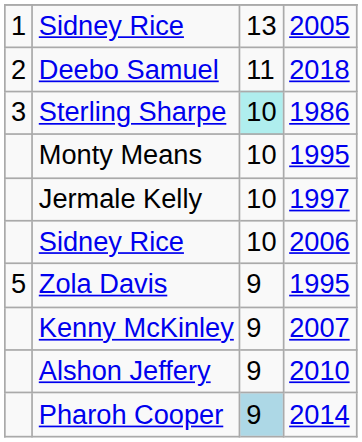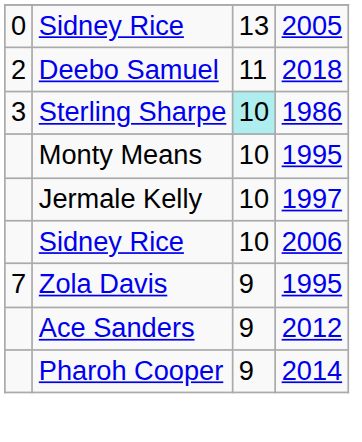(19, 26) 1 -> (19, 26) 0
(19, 284) 5 -> (19, 284) 7
- row: (136, 328)
- row: (125, 371)
+ row: (117, 328)
(254, 414) lightblue background -> (246, 371) no background
